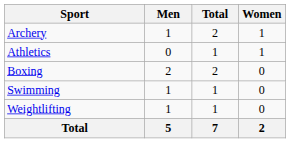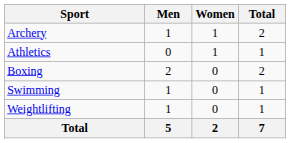columns swapped: (262, 14) <-> (215, 14)
